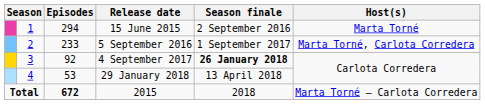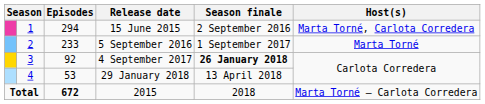(386, 28) Marta Torné -> (386, 28) Marta Torné, Carlota Corredera
(386, 44) Marta Torné, Carlota Corredera -> (386, 44) Marta Torné
